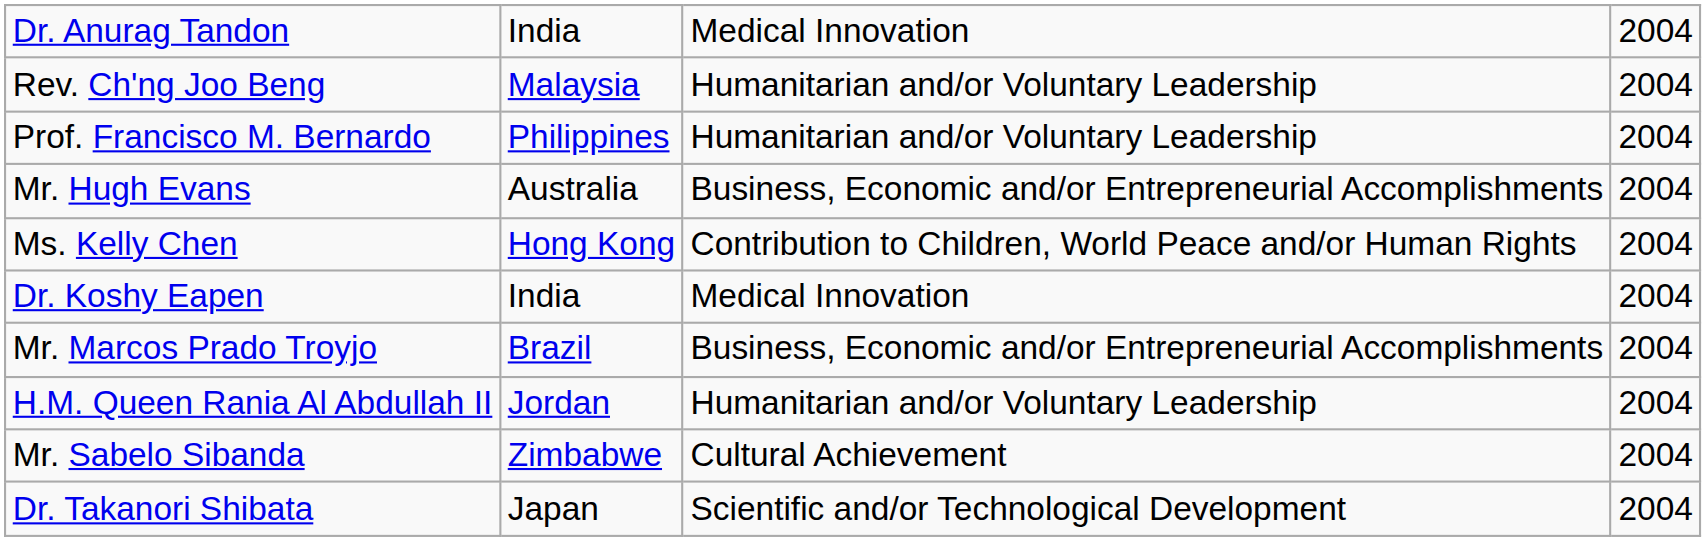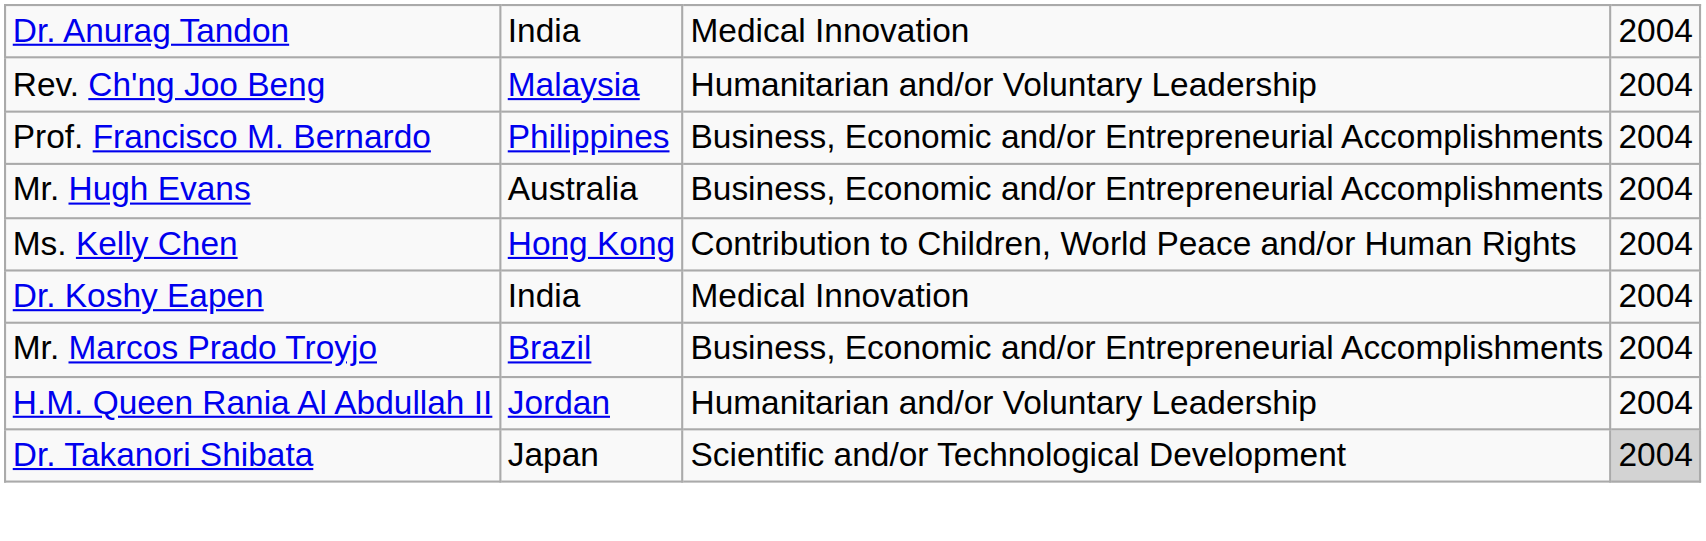(1004, 137) Humanitarian and/or Voluntary Leadership -> (1147, 137) Business, Economic and/or Entrepreneurial Accomplishments
- row: (159, 455)
(1656, 508) no background -> (1656, 455) lightgrey background
